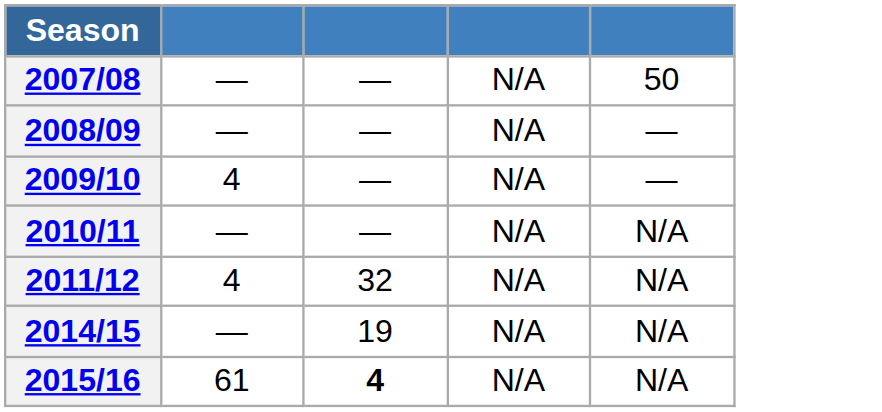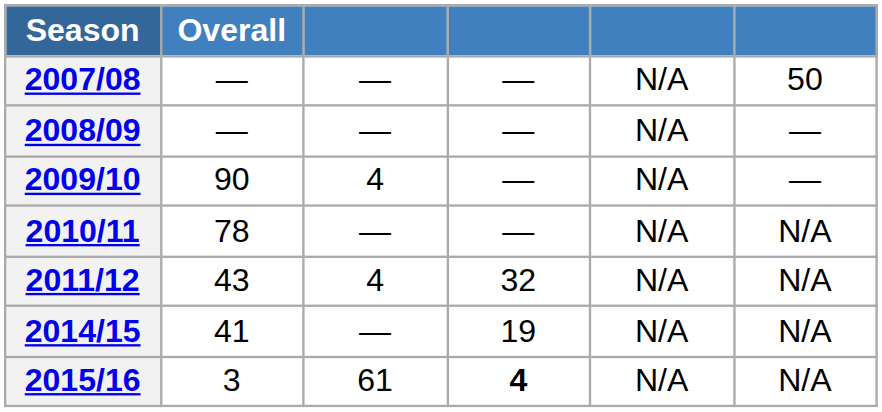+ column: (232, 30)
